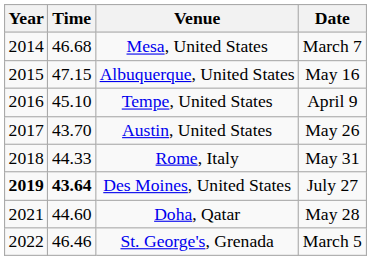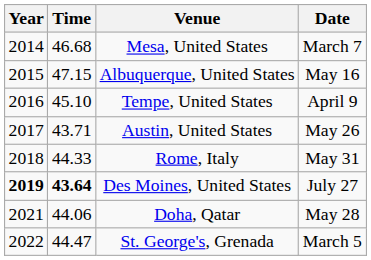(72, 130) 43.70 -> (72, 130) 43.71
(72, 213) 44.60 -> (72, 213) 44.06
(72, 241) 46.46 -> (72, 241) 44.47
